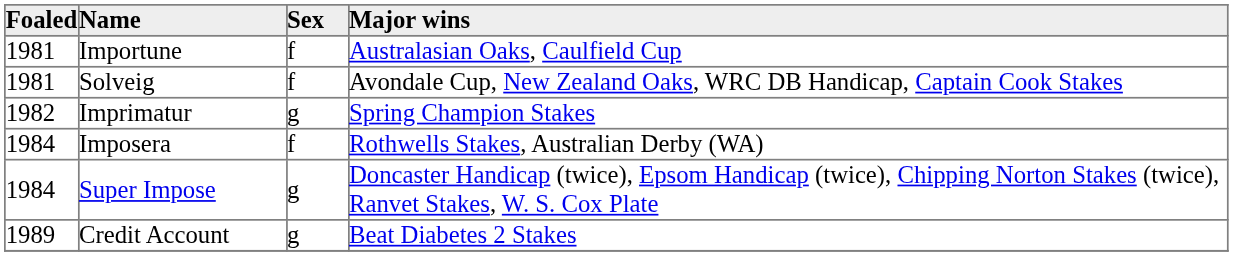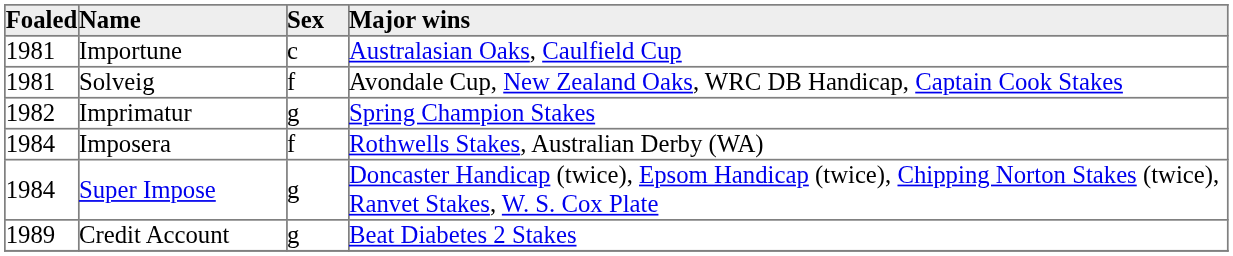(291, 50) f -> (293, 50) c
